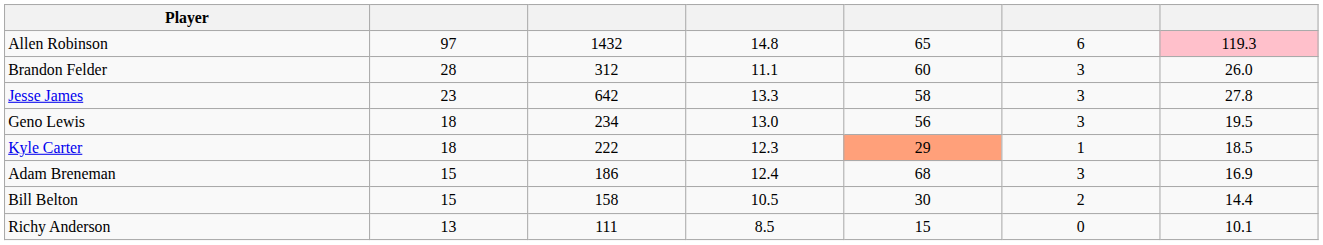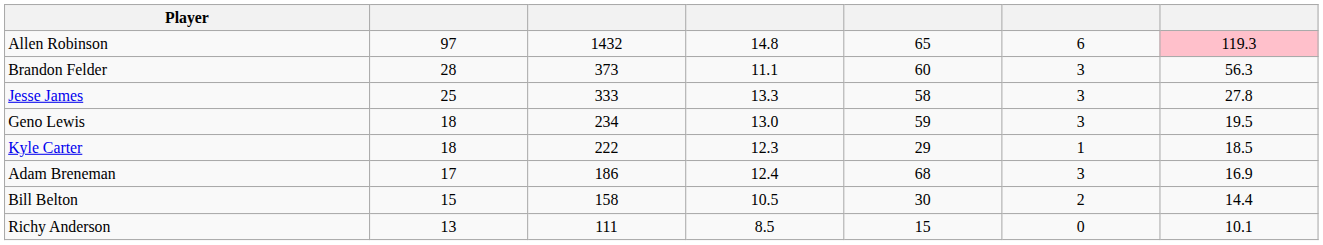(607, 69) 312 -> (607, 69) 373
(1239, 69) 26.0 -> (1239, 69) 56.3
(448, 95) 23 -> (448, 95) 25
(607, 95) 642 -> (607, 95) 333
(923, 121) 56 -> (923, 121) 59
(923, 148) lightsalmon background -> (923, 148) no background
(448, 174) 15 -> (448, 174) 17
